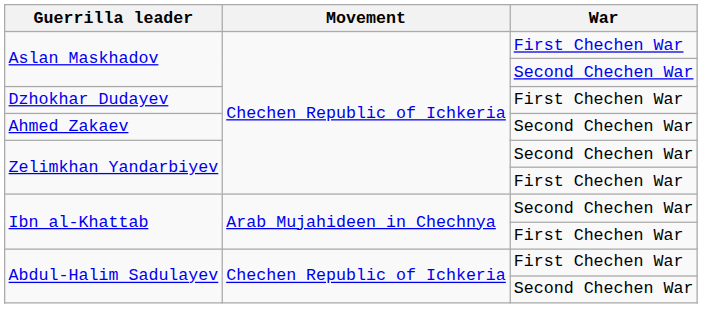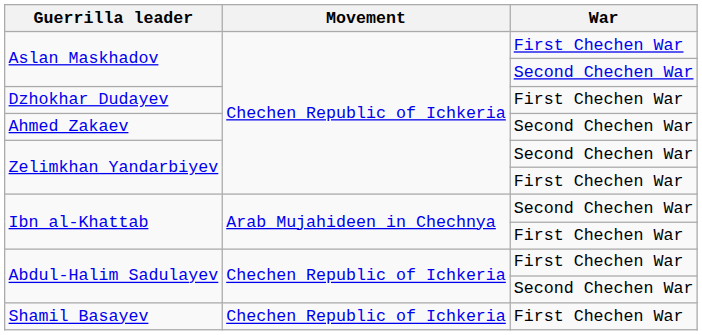+ row: (78, 317)
